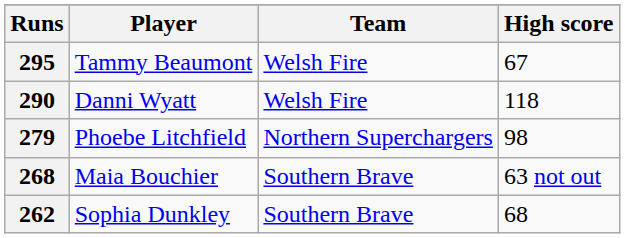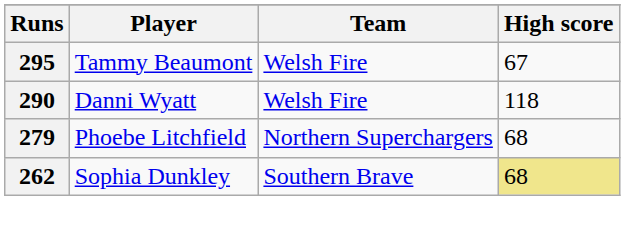(516, 137) 98 -> (516, 137) 68
- row: (37, 175)
(516, 213) no background -> (516, 175) khaki background
